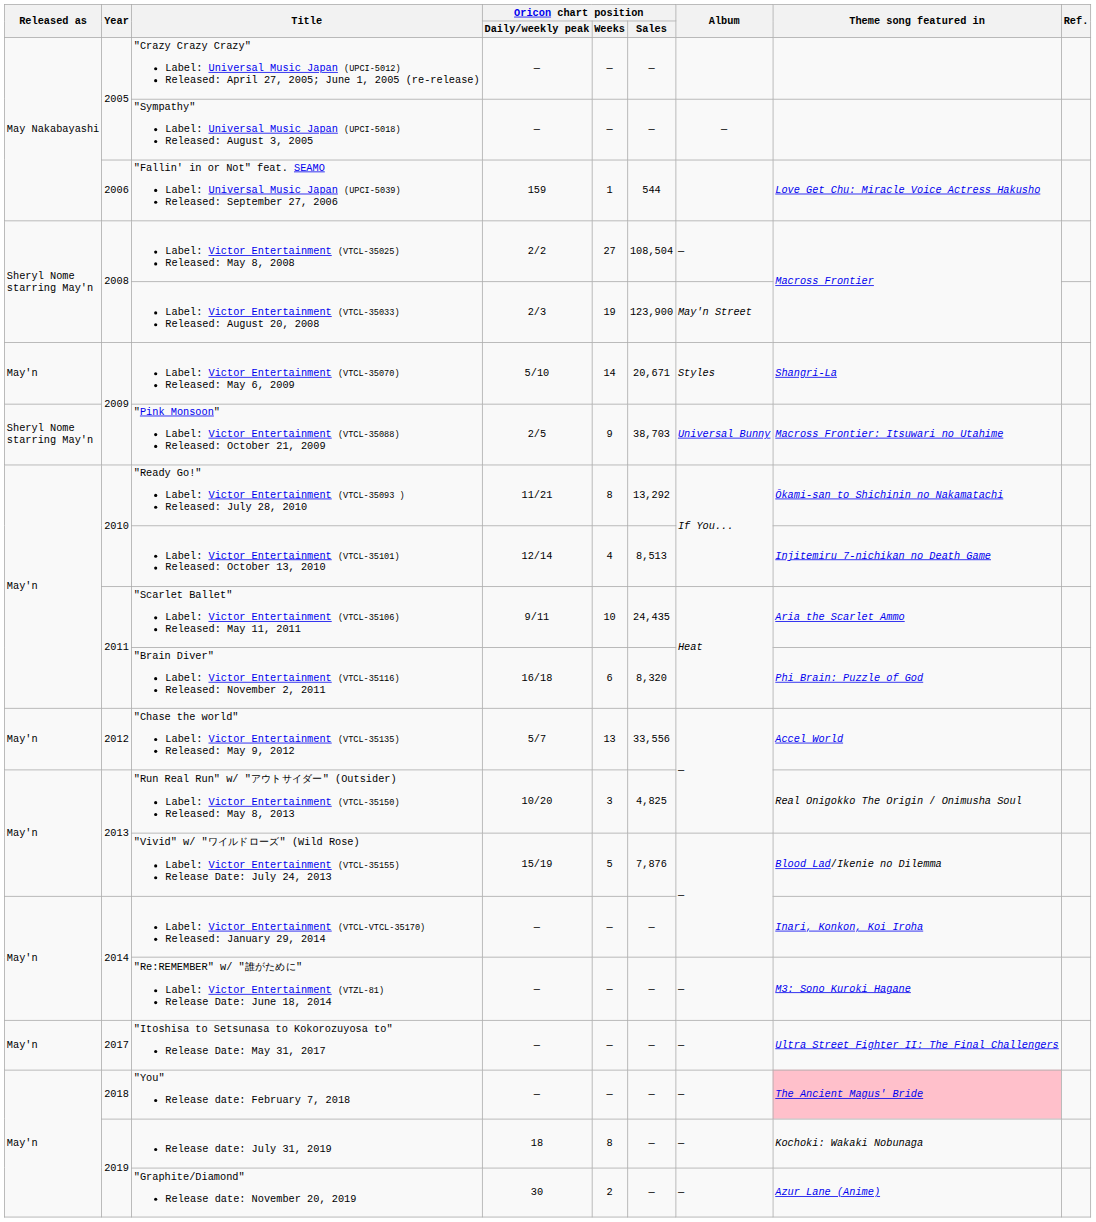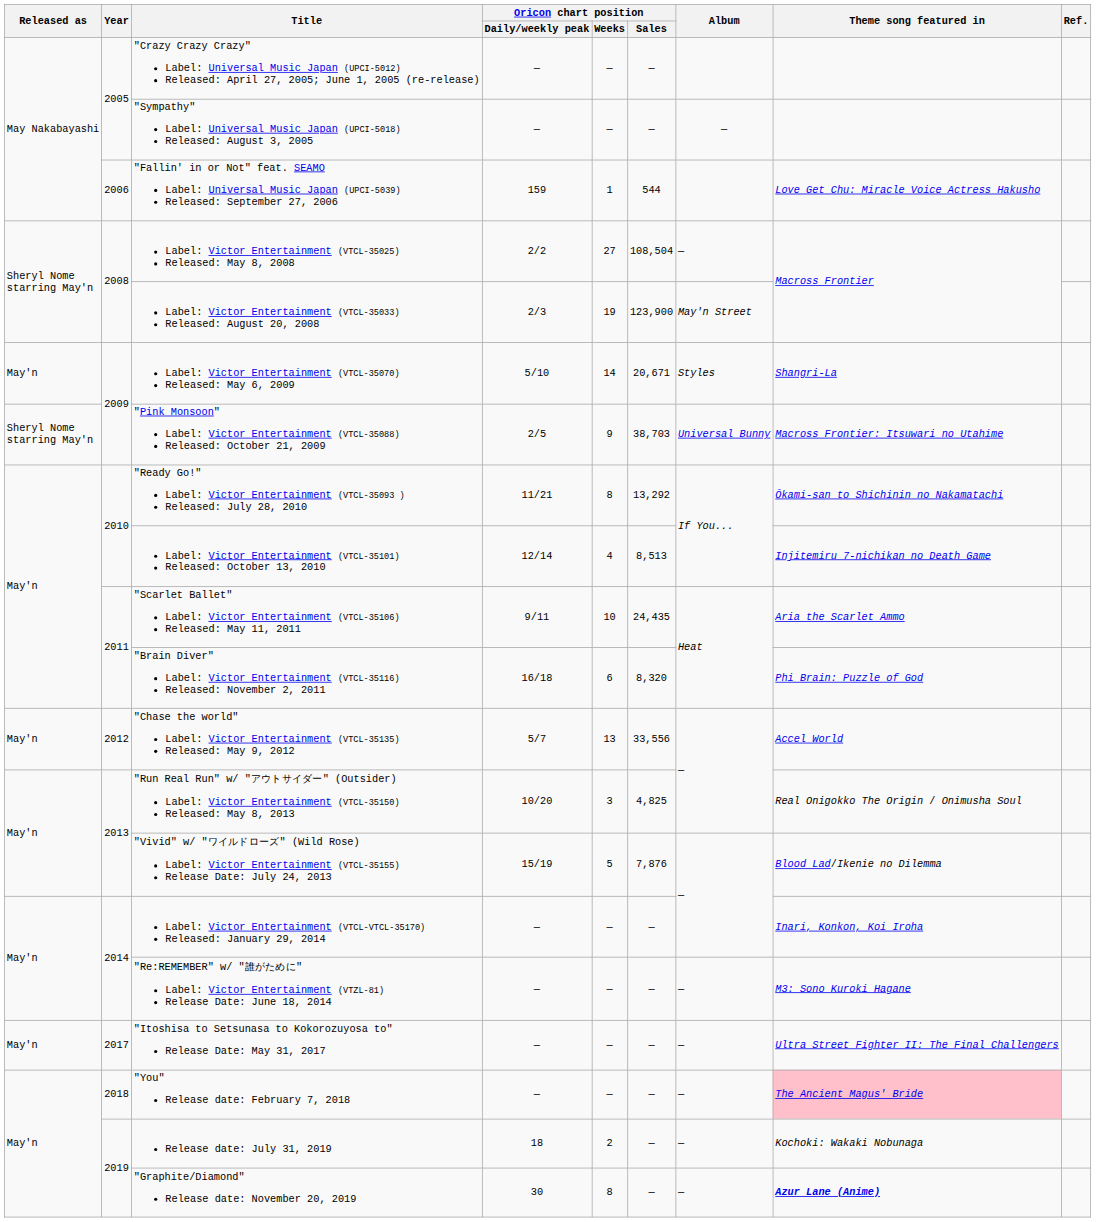(610, 1143) 8 -> (610, 1143) 2
(610, 1193) 2 -> (610, 1193) 8
(828, 1193) normal -> (828, 1193) bold
